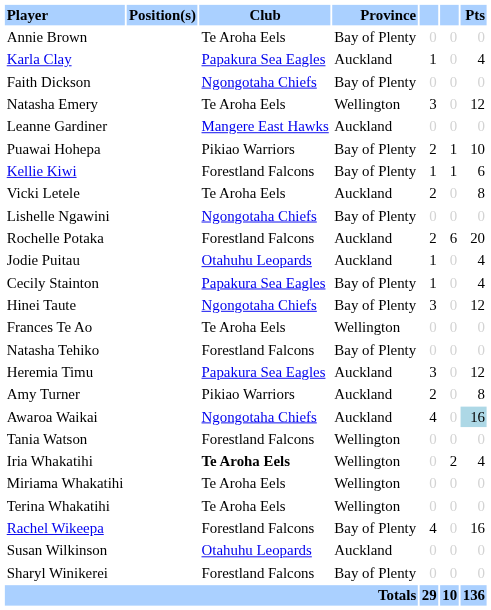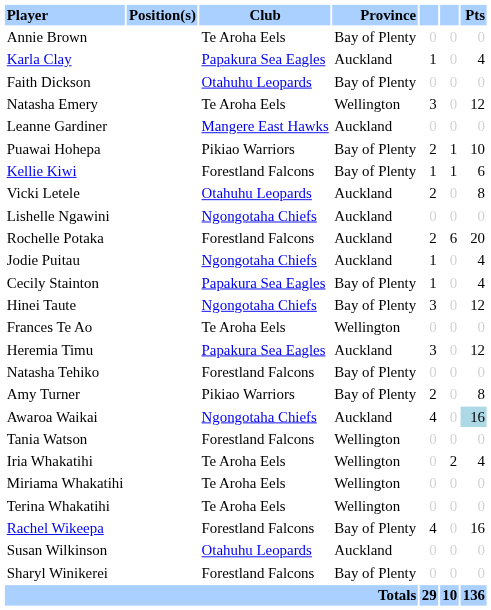(259, 82) Ngongotaha Chiefs -> (257, 82) Otahuhu Leopards
(244, 193) Te Aroha Eels -> (257, 193) Otahuhu Leopards
(375, 216) Bay of Plenty -> (363, 216) Auckland
(257, 260) Otahuhu Leopards -> (259, 260) Ngongotaha Chiefs
rows swapped: (53, 349) <-> (50, 372)
(363, 394) Auckland -> (375, 394) Bay of Plenty
(246, 461) bold -> (244, 461) normal
